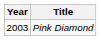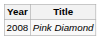(17, 27) 2003 -> (17, 27) 2008
